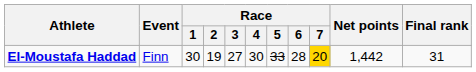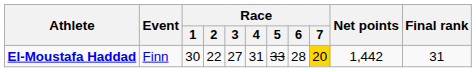(214, 57) 19 -> (214, 57) 22
(256, 57) 30 -> (256, 57) 31
